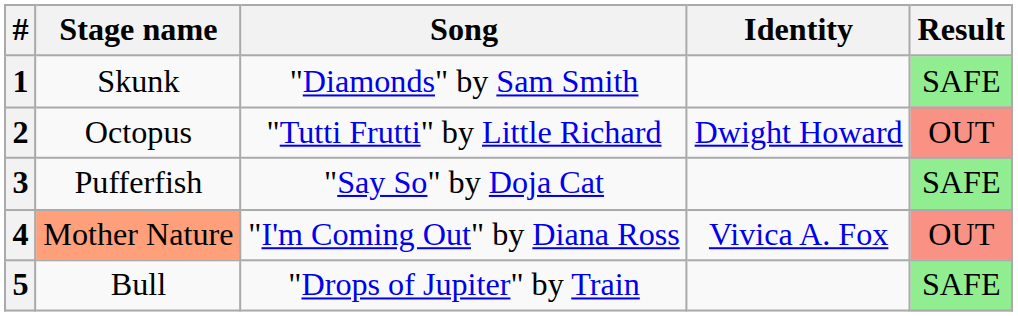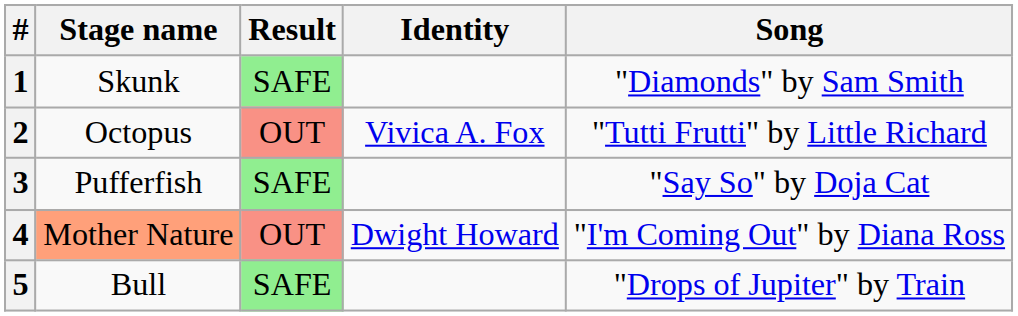columns swapped: (464, 30) <-> (961, 30)
(799, 132) Dwight Howard -> (455, 132) Vivica A. Fox
(799, 234) Vivica A. Fox -> (455, 234) Dwight Howard
